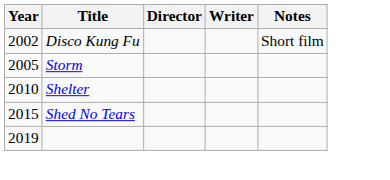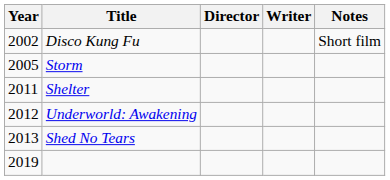(23, 89) 2010 -> (23, 89) 2011
+ row: (121, 114)
(23, 114) 2015 -> (23, 138) 2013
